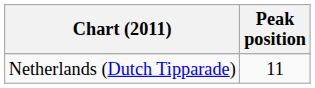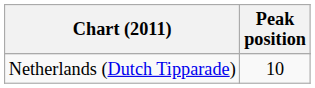(275, 68) 11 -> (275, 68) 10
